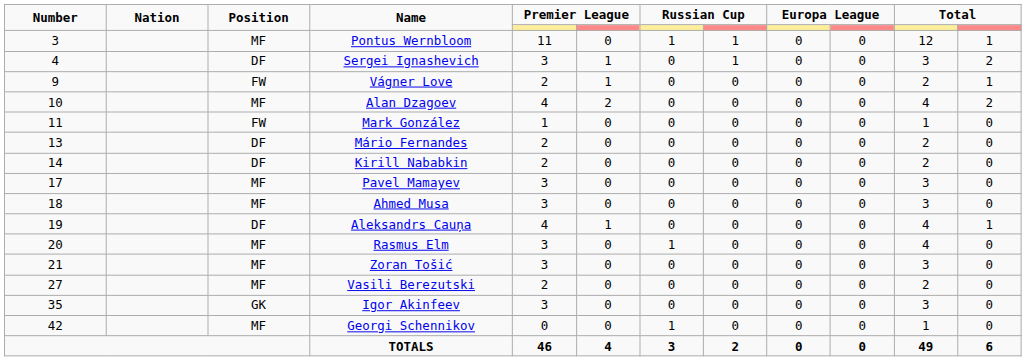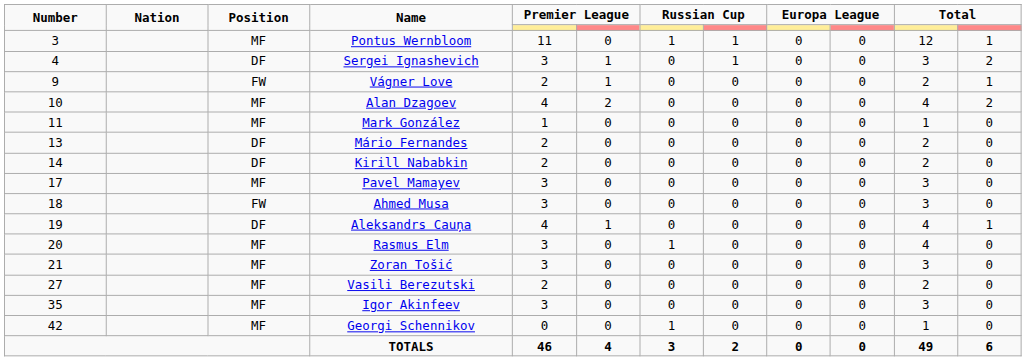(259, 122) FW -> (259, 122) MF
(259, 204) MF -> (259, 204) FW
(259, 305) GK -> (259, 305) MF
